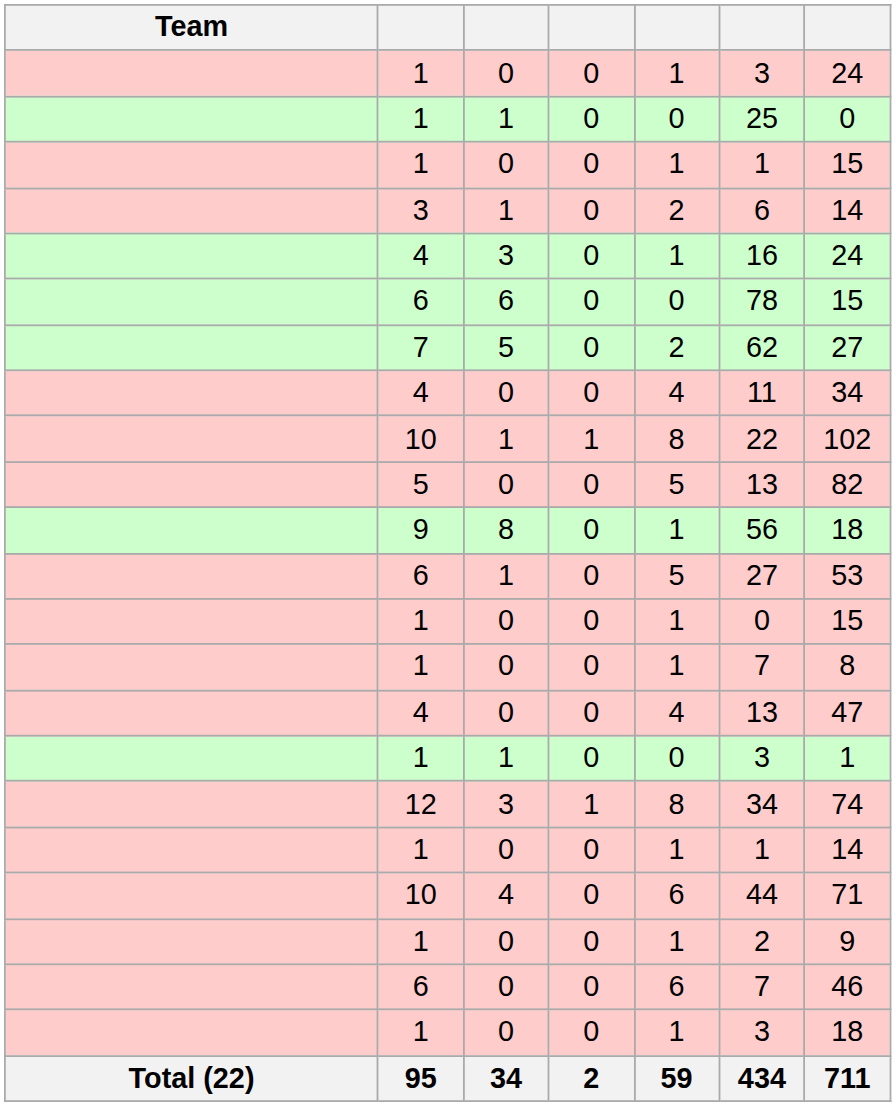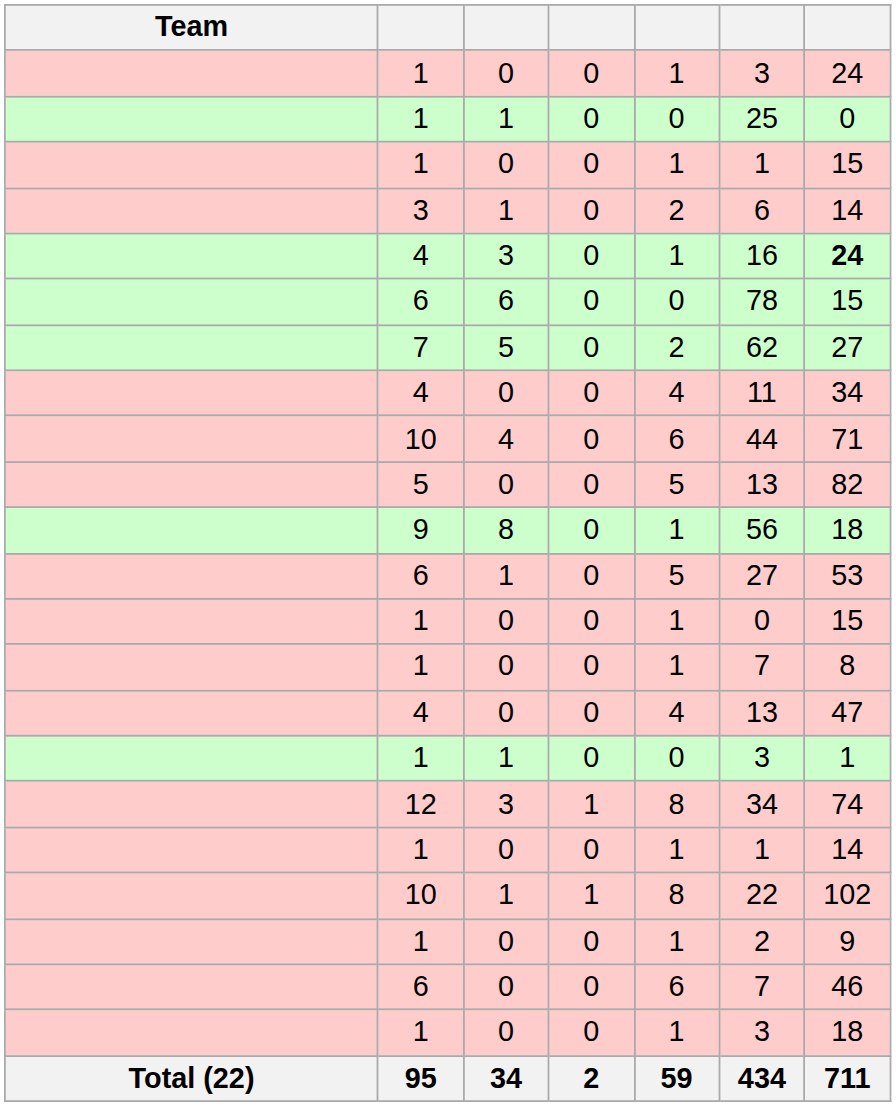(847, 255) normal -> (847, 255) bold
rows swapped: (421, 895) <-> (421, 438)
